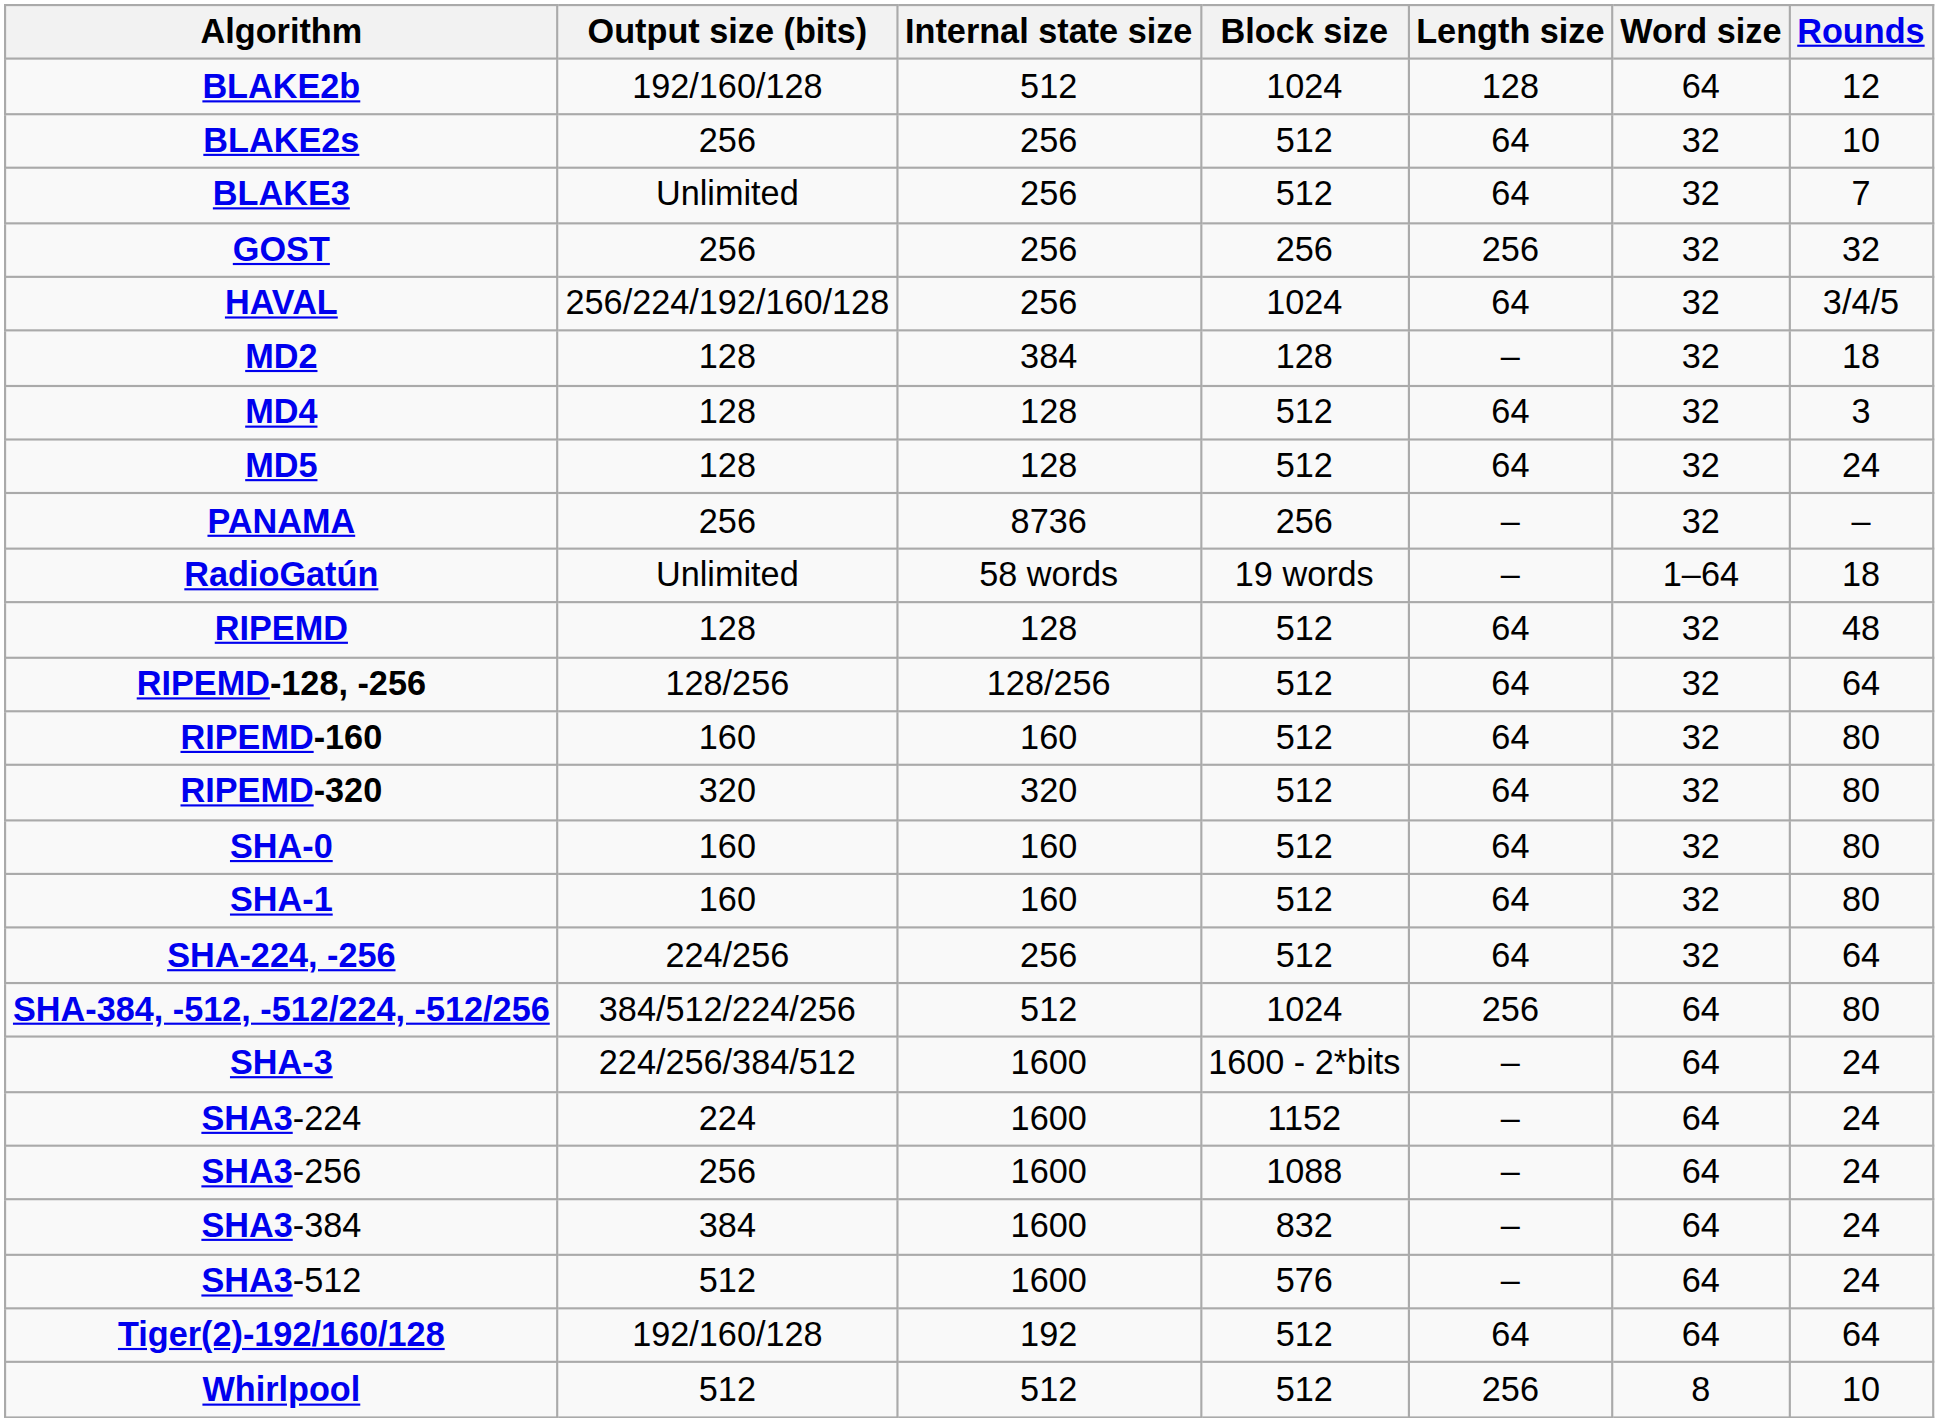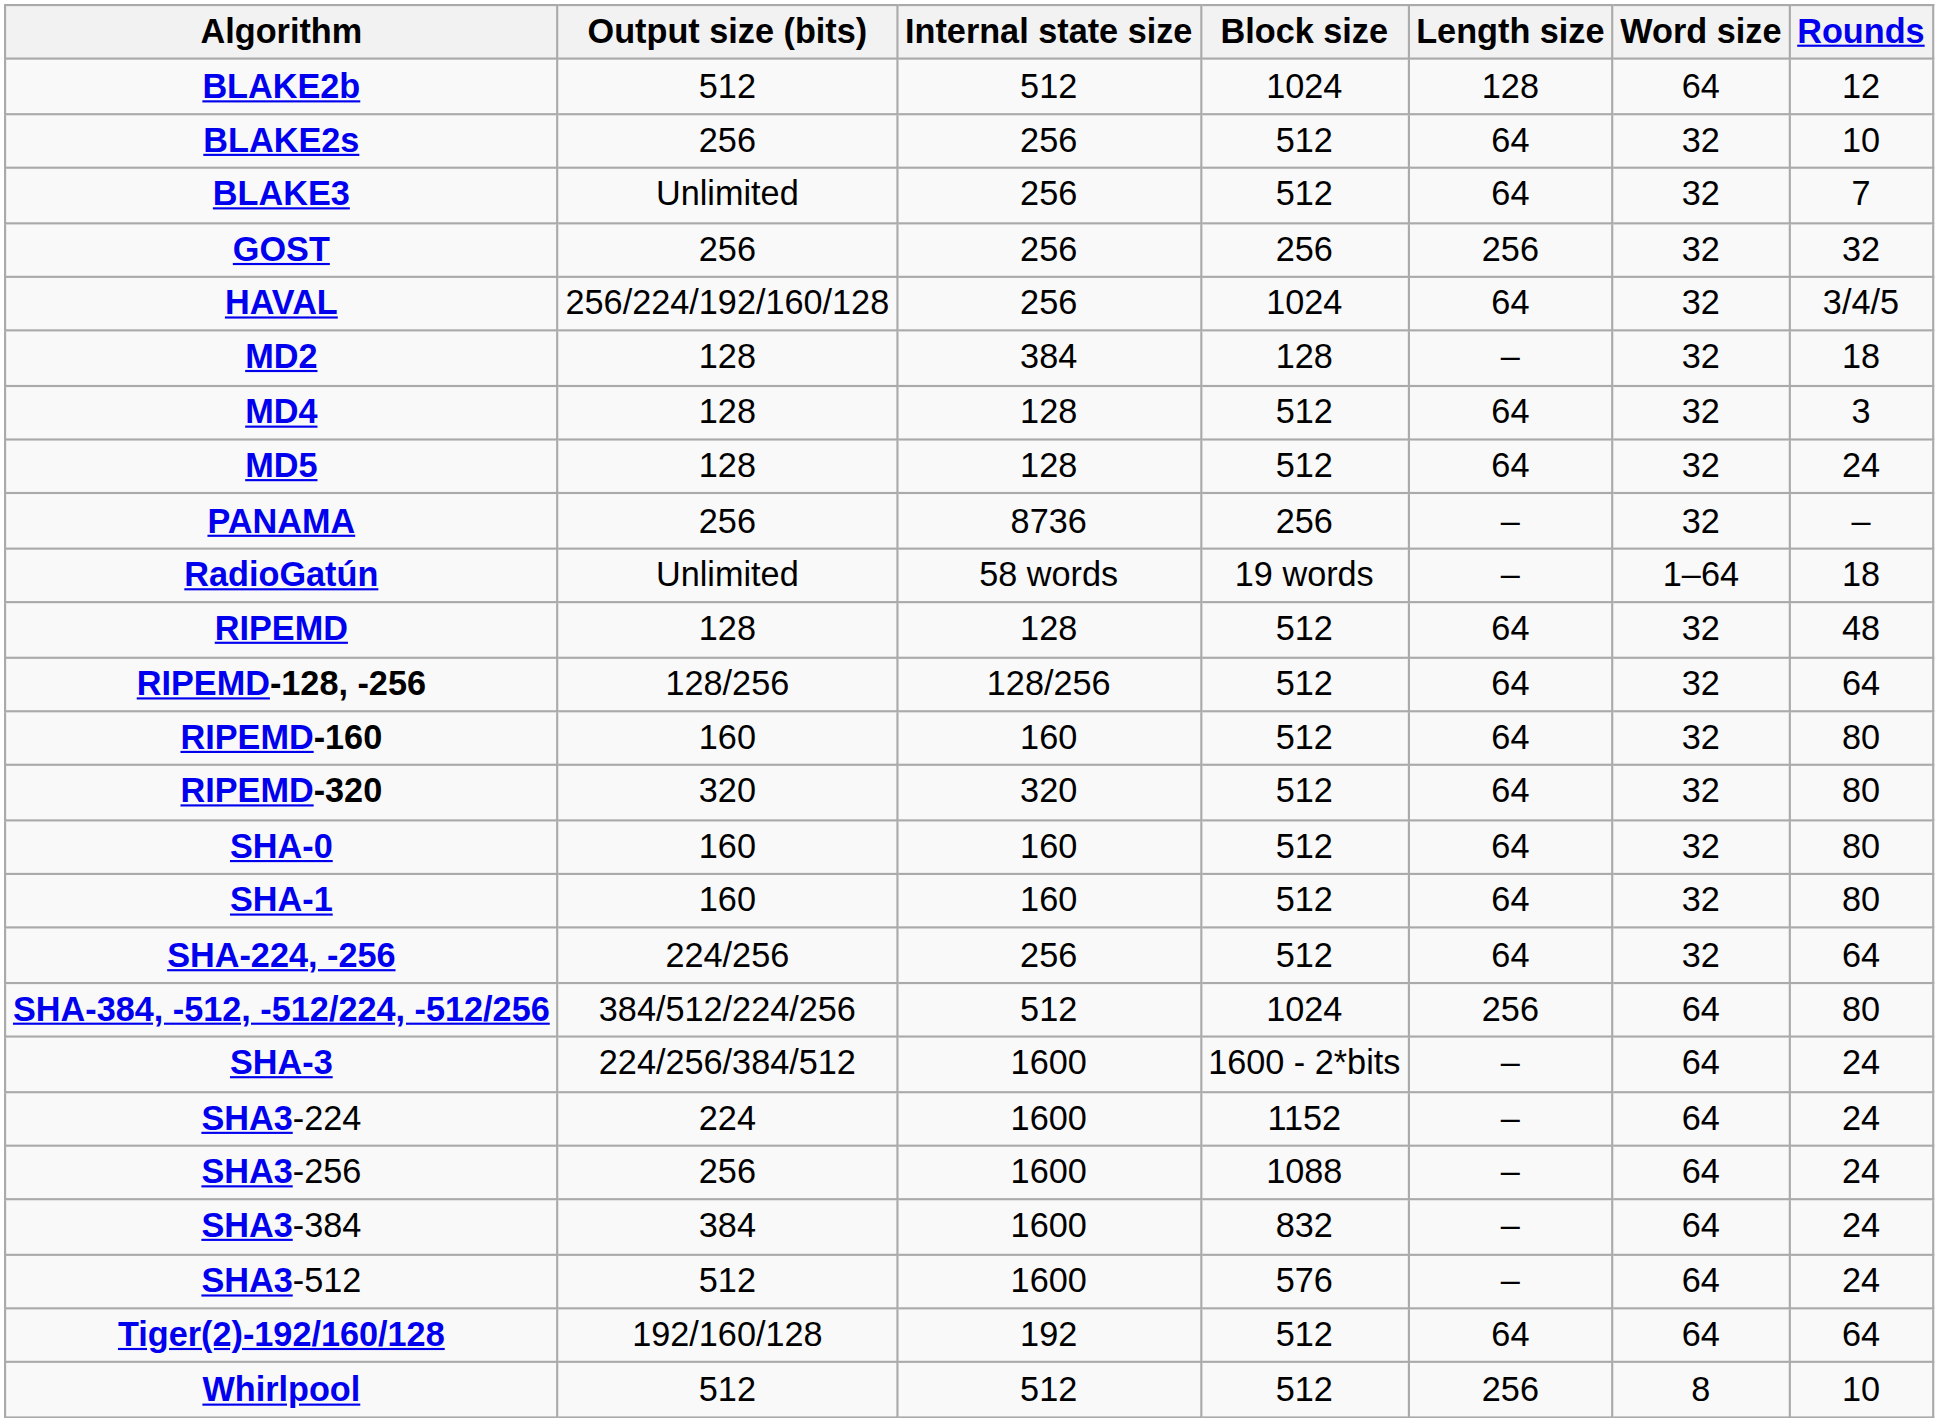(727, 85) 192/160/128 -> (727, 85) 512
